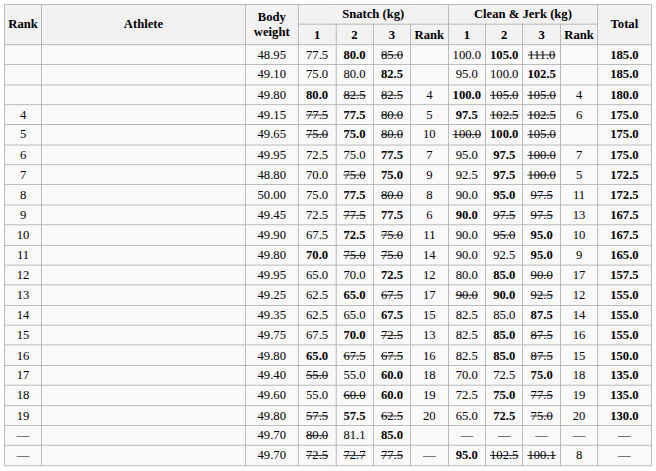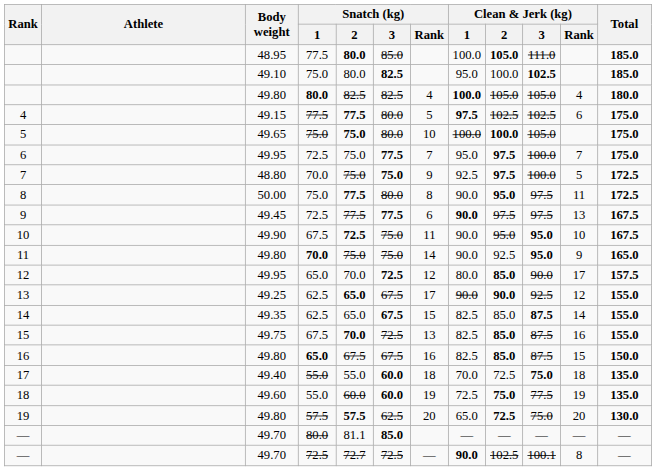(392, 455) 77.5 -> (392, 455) 72.5
(467, 455) 95.0 -> (467, 455) 90.0
